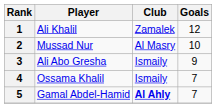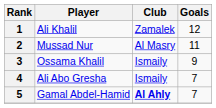(194, 45) 10 -> (194, 45) 11
(72, 62) Ali Abo Gresha -> (70, 62) Ossama Khalil
(70, 78) Ossama Khalil -> (72, 78) Ali Abo Gresha
